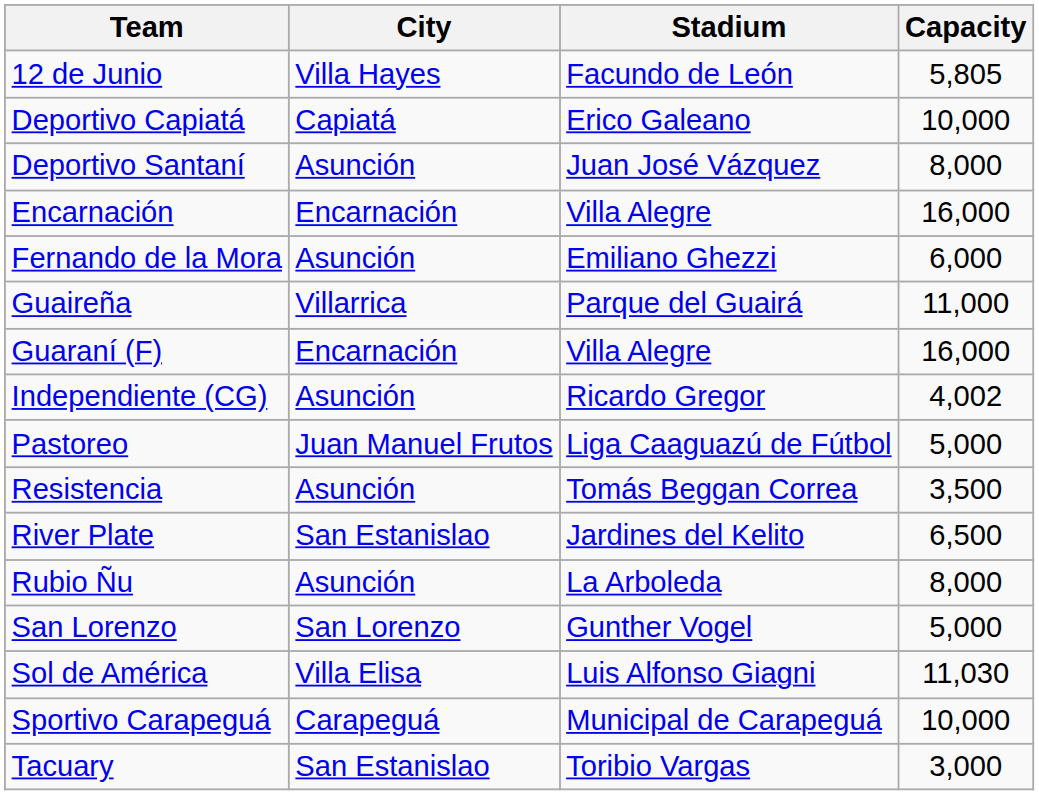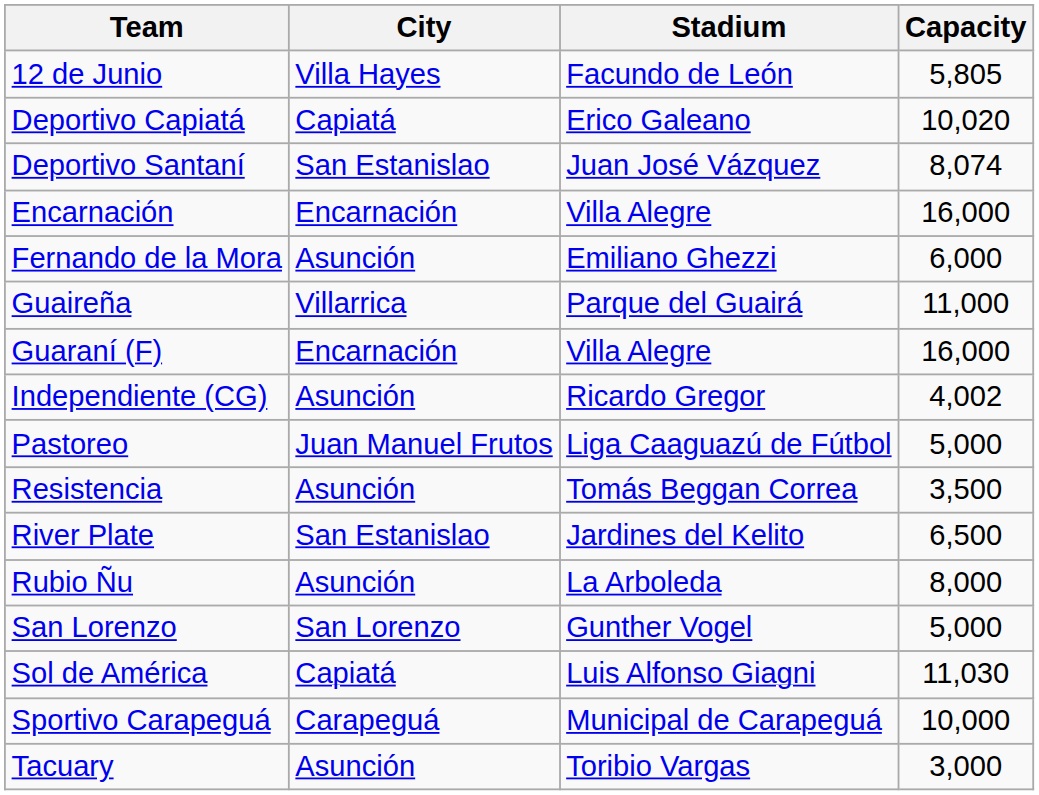(966, 119) 10,000 -> (966, 119) 10,020
(355, 166) Asunción -> (392, 166) San Estanislao
(966, 166) 8,000 -> (966, 166) 8,074
(358, 674) Villa Elisa -> (346, 674) Capiatá
(392, 766) San Estanislao -> (355, 766) Asunción
